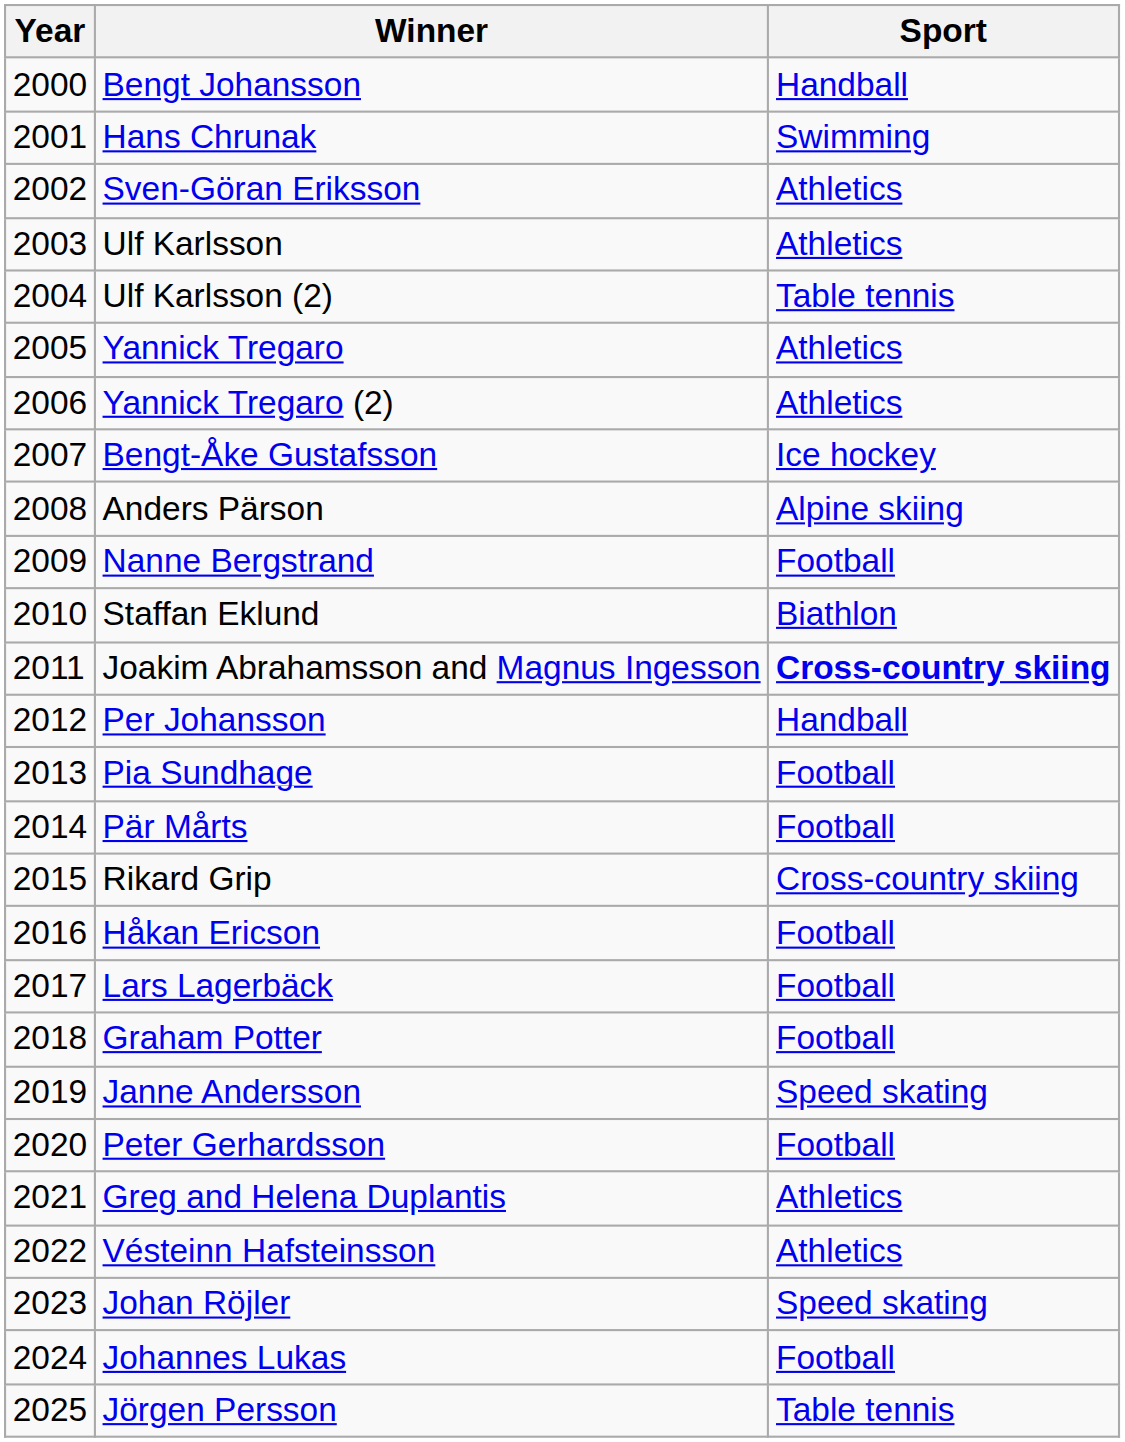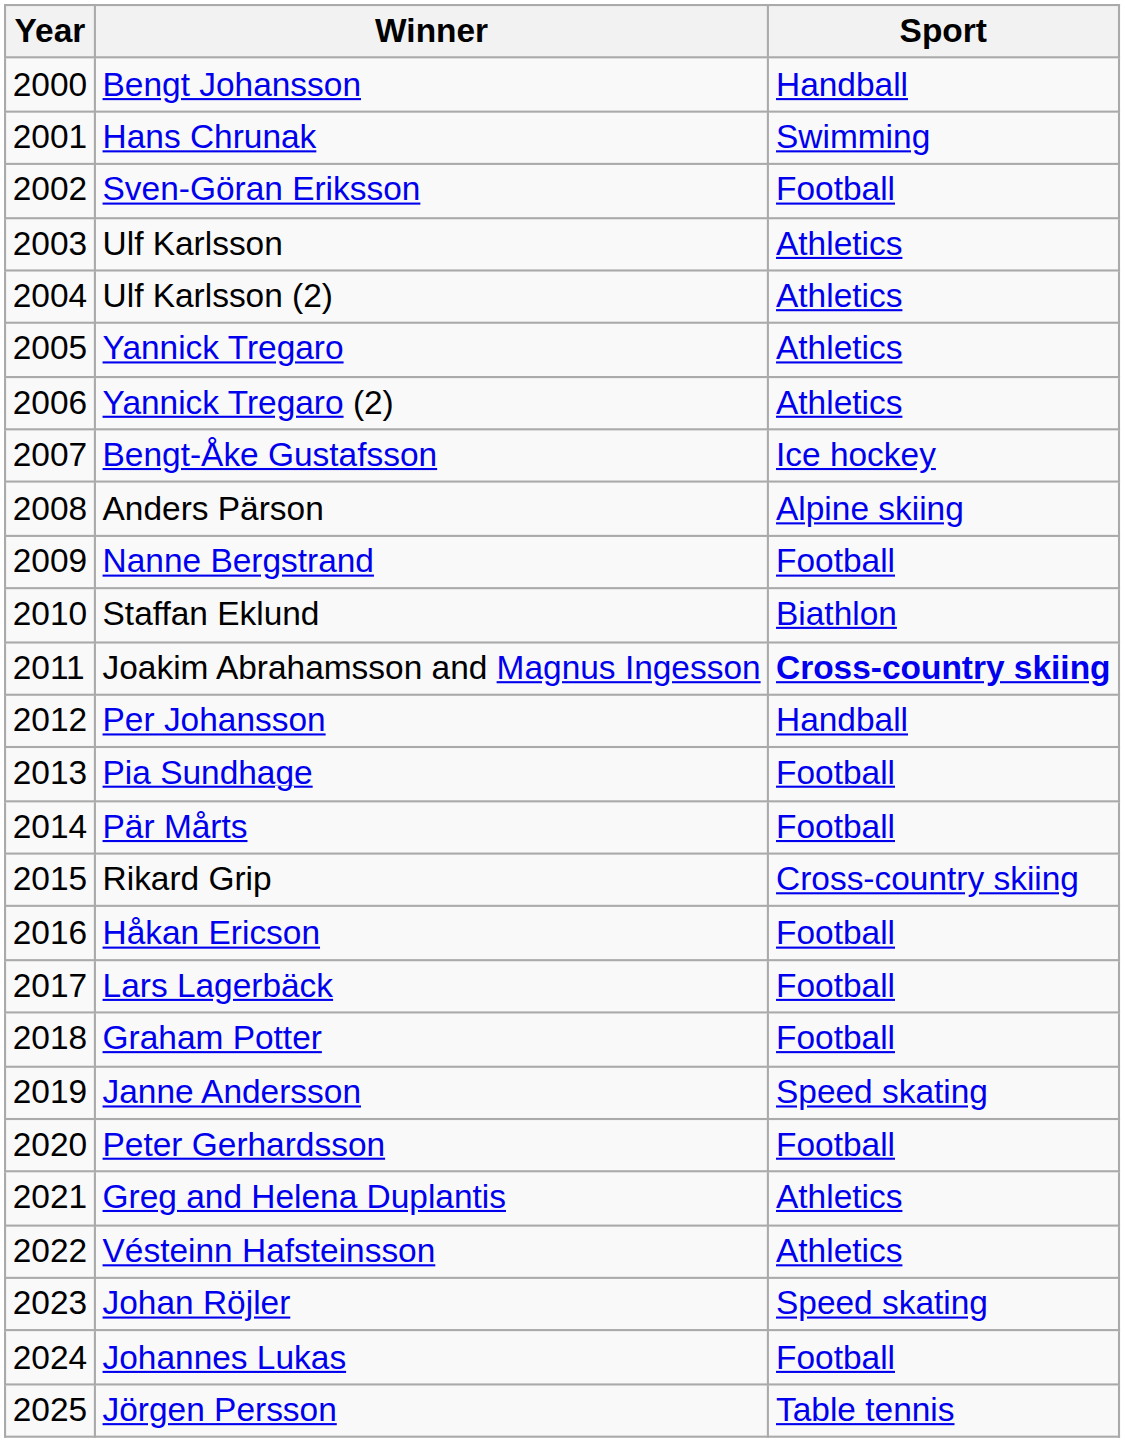(839, 190) Athletics -> (836, 190) Football
(865, 296) Table tennis -> (839, 296) Athletics
